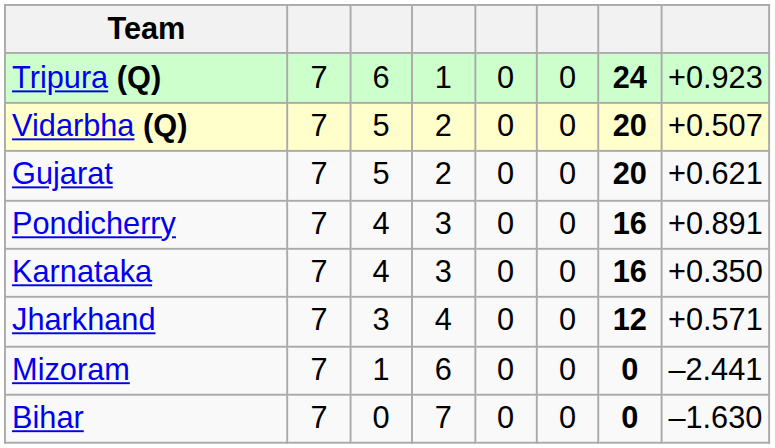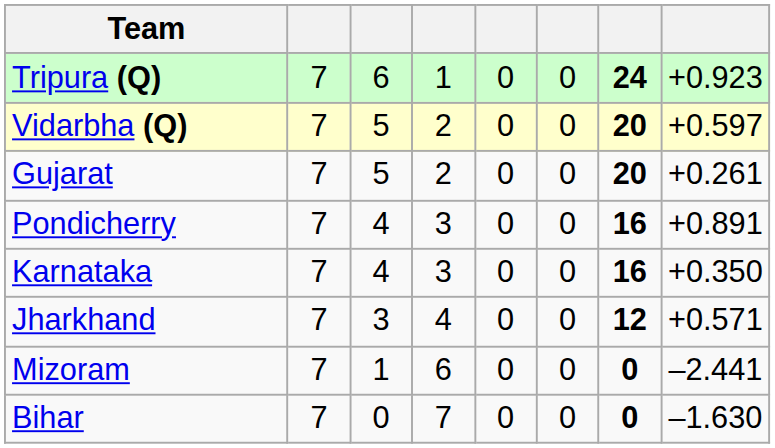(715, 126) +0.507 -> (715, 126) +0.597
(715, 175) +0.621 -> (715, 175) +0.261
